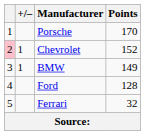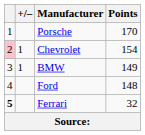(129, 49) 152 -> (129, 49) 154
(129, 85) 128 -> (129, 85) 148
(10, 103) normal -> (10, 103) bold
